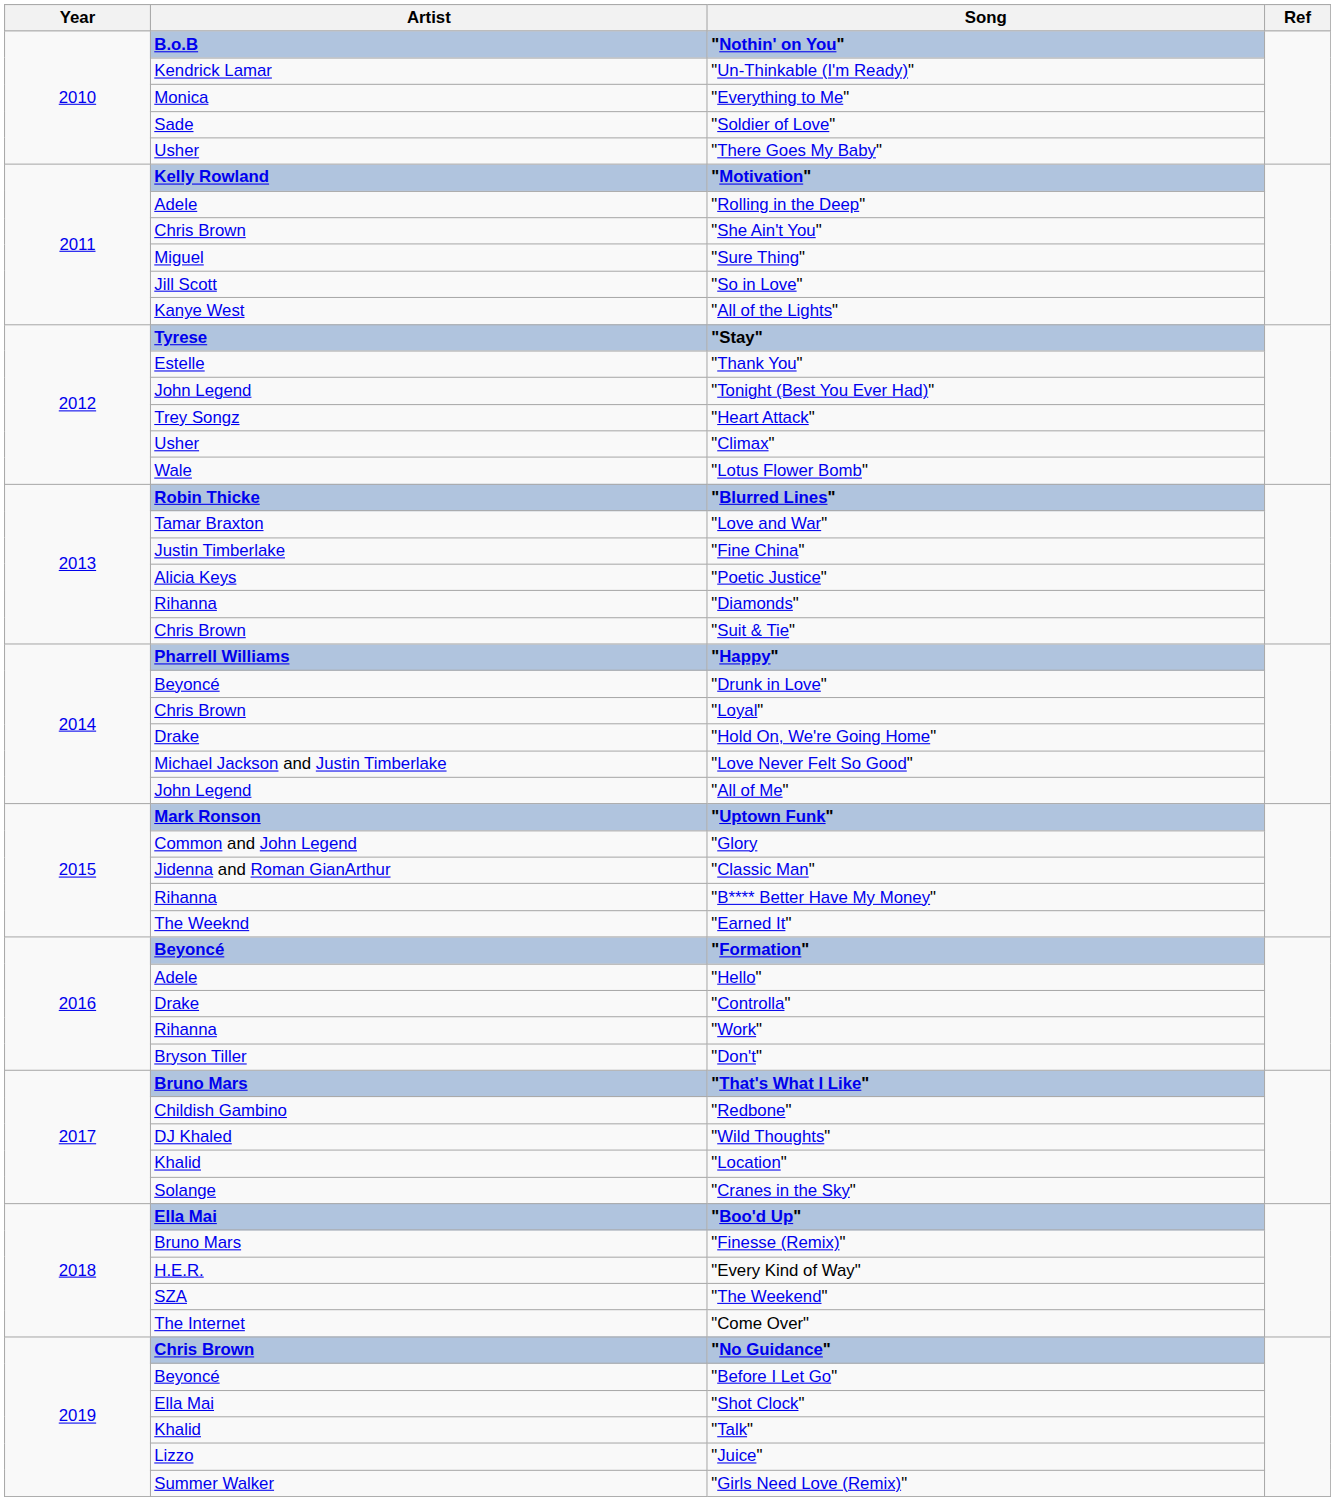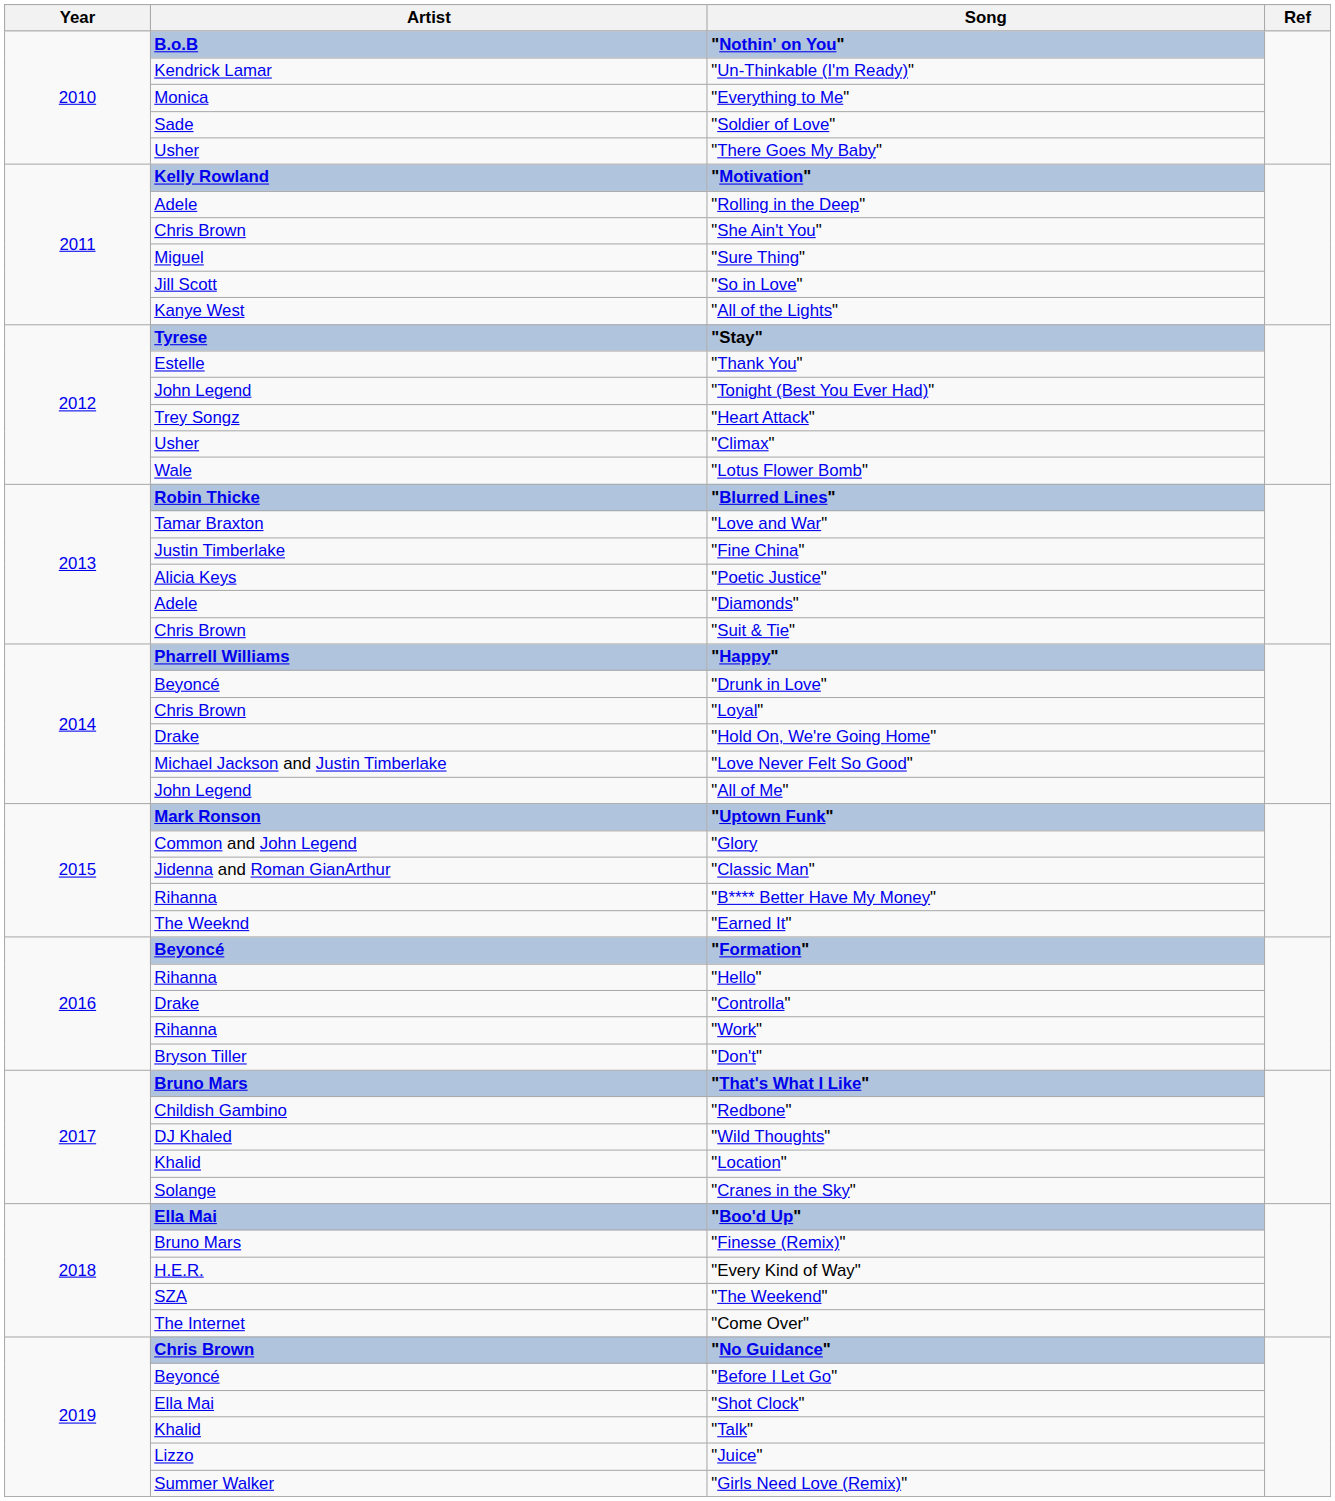(186, 603) Rihanna -> (176, 603) Adele
(176, 976) Adele -> (186, 976) Rihanna
